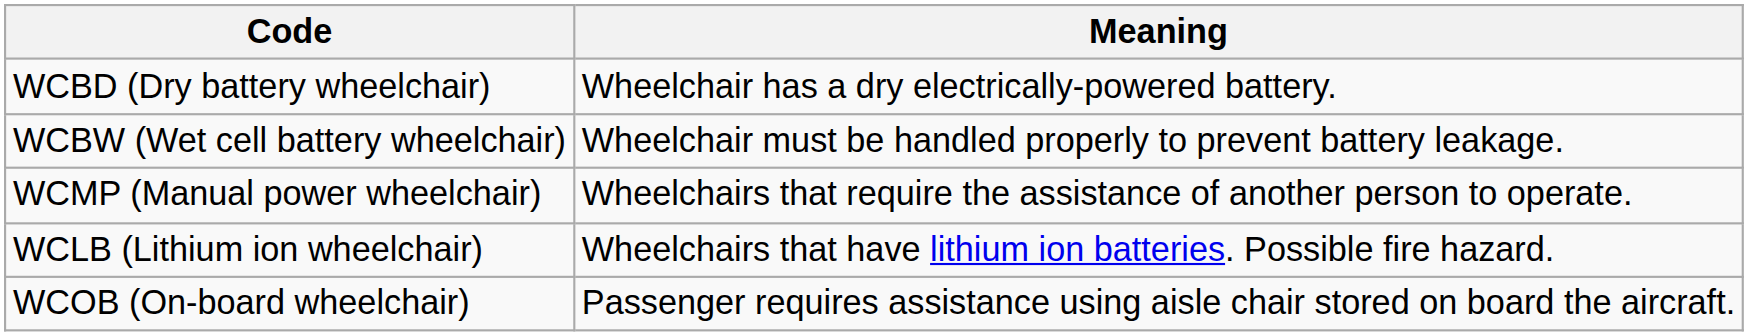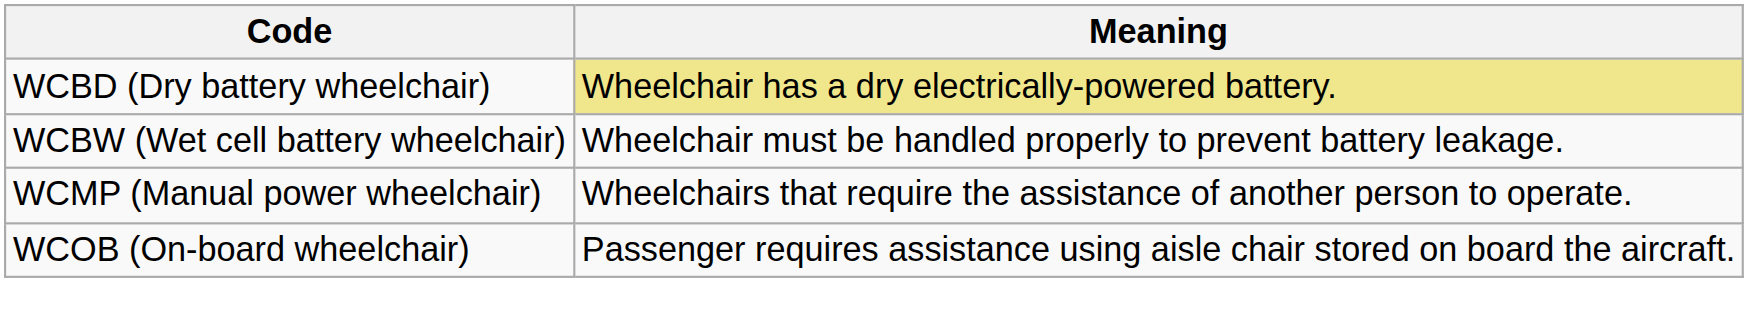(959, 85) no background -> (959, 85) khaki background
- row: (248, 248)
